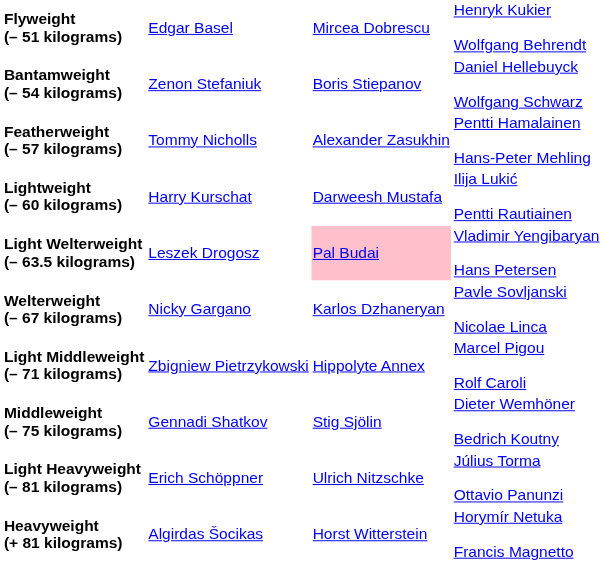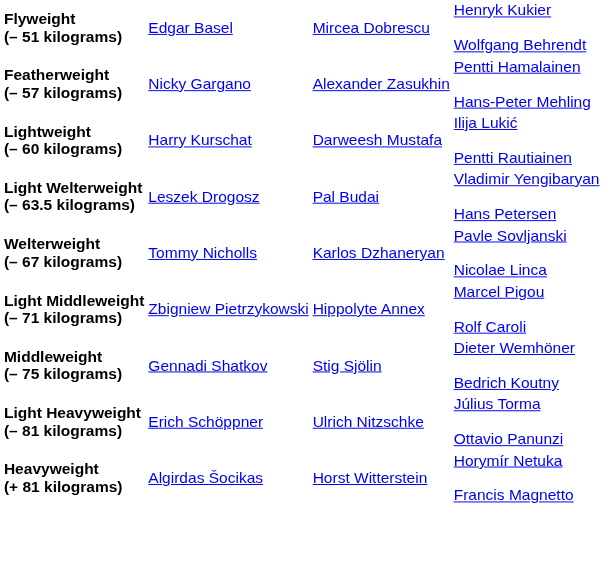- row: (63, 84)
(203, 140) Tommy Nicholls -> (200, 84) Nicky Gargano
(346, 253) pink background -> (346, 196) no background
(200, 309) Nicky Gargano -> (203, 253) Tommy Nicholls
